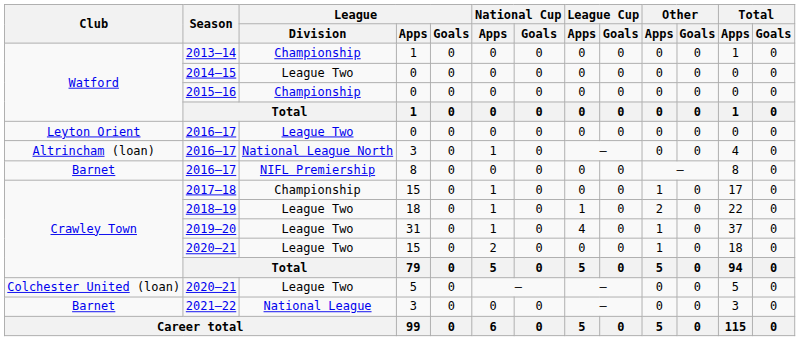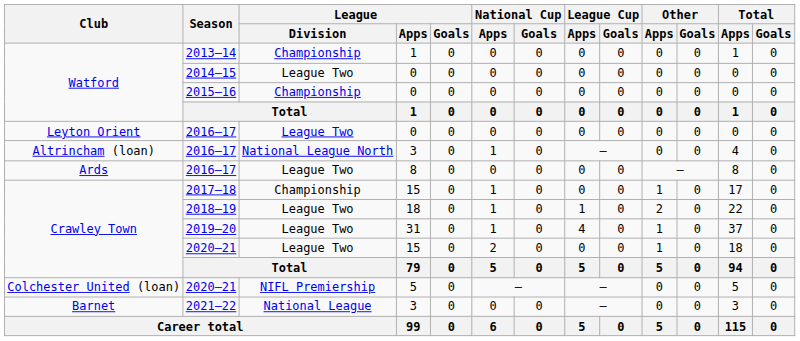(94, 170) Barnet -> (94, 170) Ards
(318, 170) NIFL Premiership -> (318, 170) League Two
(318, 287) League Two -> (318, 287) NIFL Premiership
